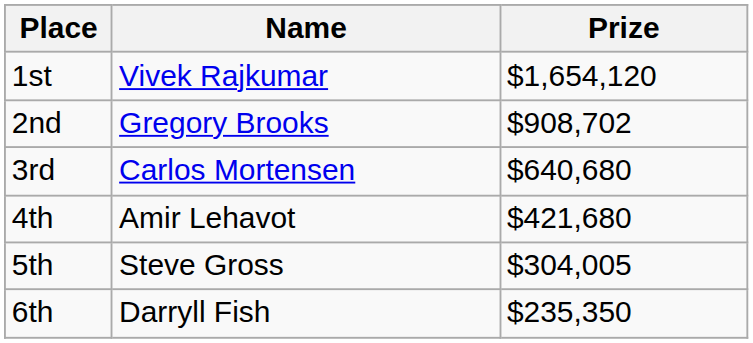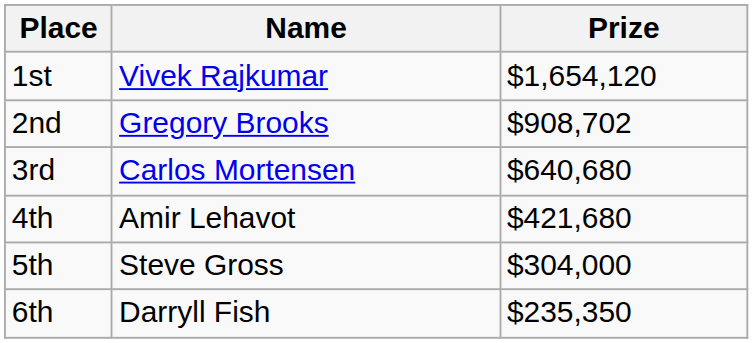(569, 265) $304,005 -> (569, 265) $304,000
